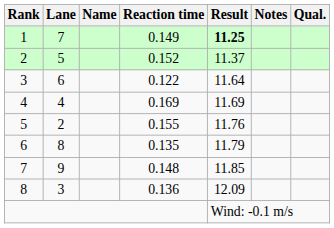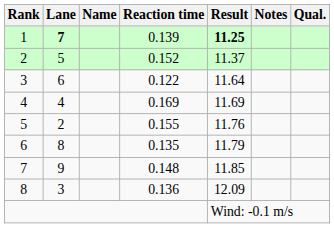(61, 37) normal -> (61, 37) bold
(164, 37) 0.149 -> (164, 37) 0.139
